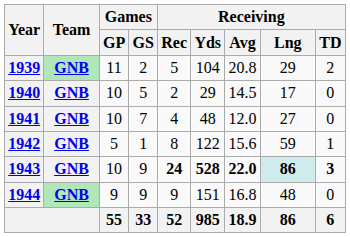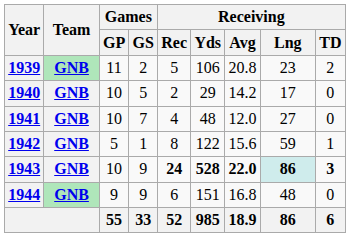(208, 67) 104 -> (208, 67) 106
(288, 67) 29 -> (288, 67) 23
(242, 93) 14.5 -> (242, 93) 14.2
(174, 194) 9 -> (174, 194) 6
